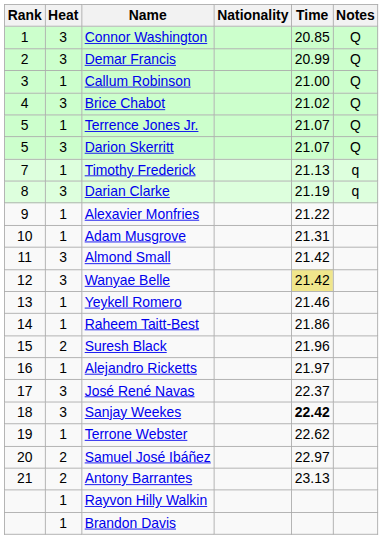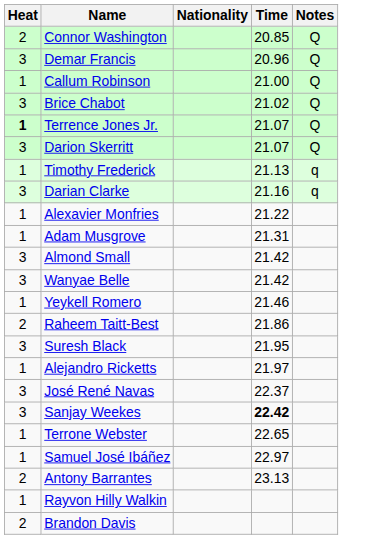- column: (25, 15)
(63, 37) 3 -> (23, 37) 2
(312, 59) 20.99 -> (272, 59) 20.96
(63, 125) normal -> (23, 125) bold
(312, 192) 21.19 -> (272, 192) 21.16
(312, 280) khaki background -> (272, 280) no background
(63, 324) 1 -> (23, 324) 2
(63, 346) 2 -> (23, 346) 3
(312, 346) 21.96 -> (272, 346) 21.95
(312, 434) 22.62 -> (272, 434) 22.65
(63, 457) 2 -> (23, 457) 1
(63, 523) 1 -> (23, 523) 2
